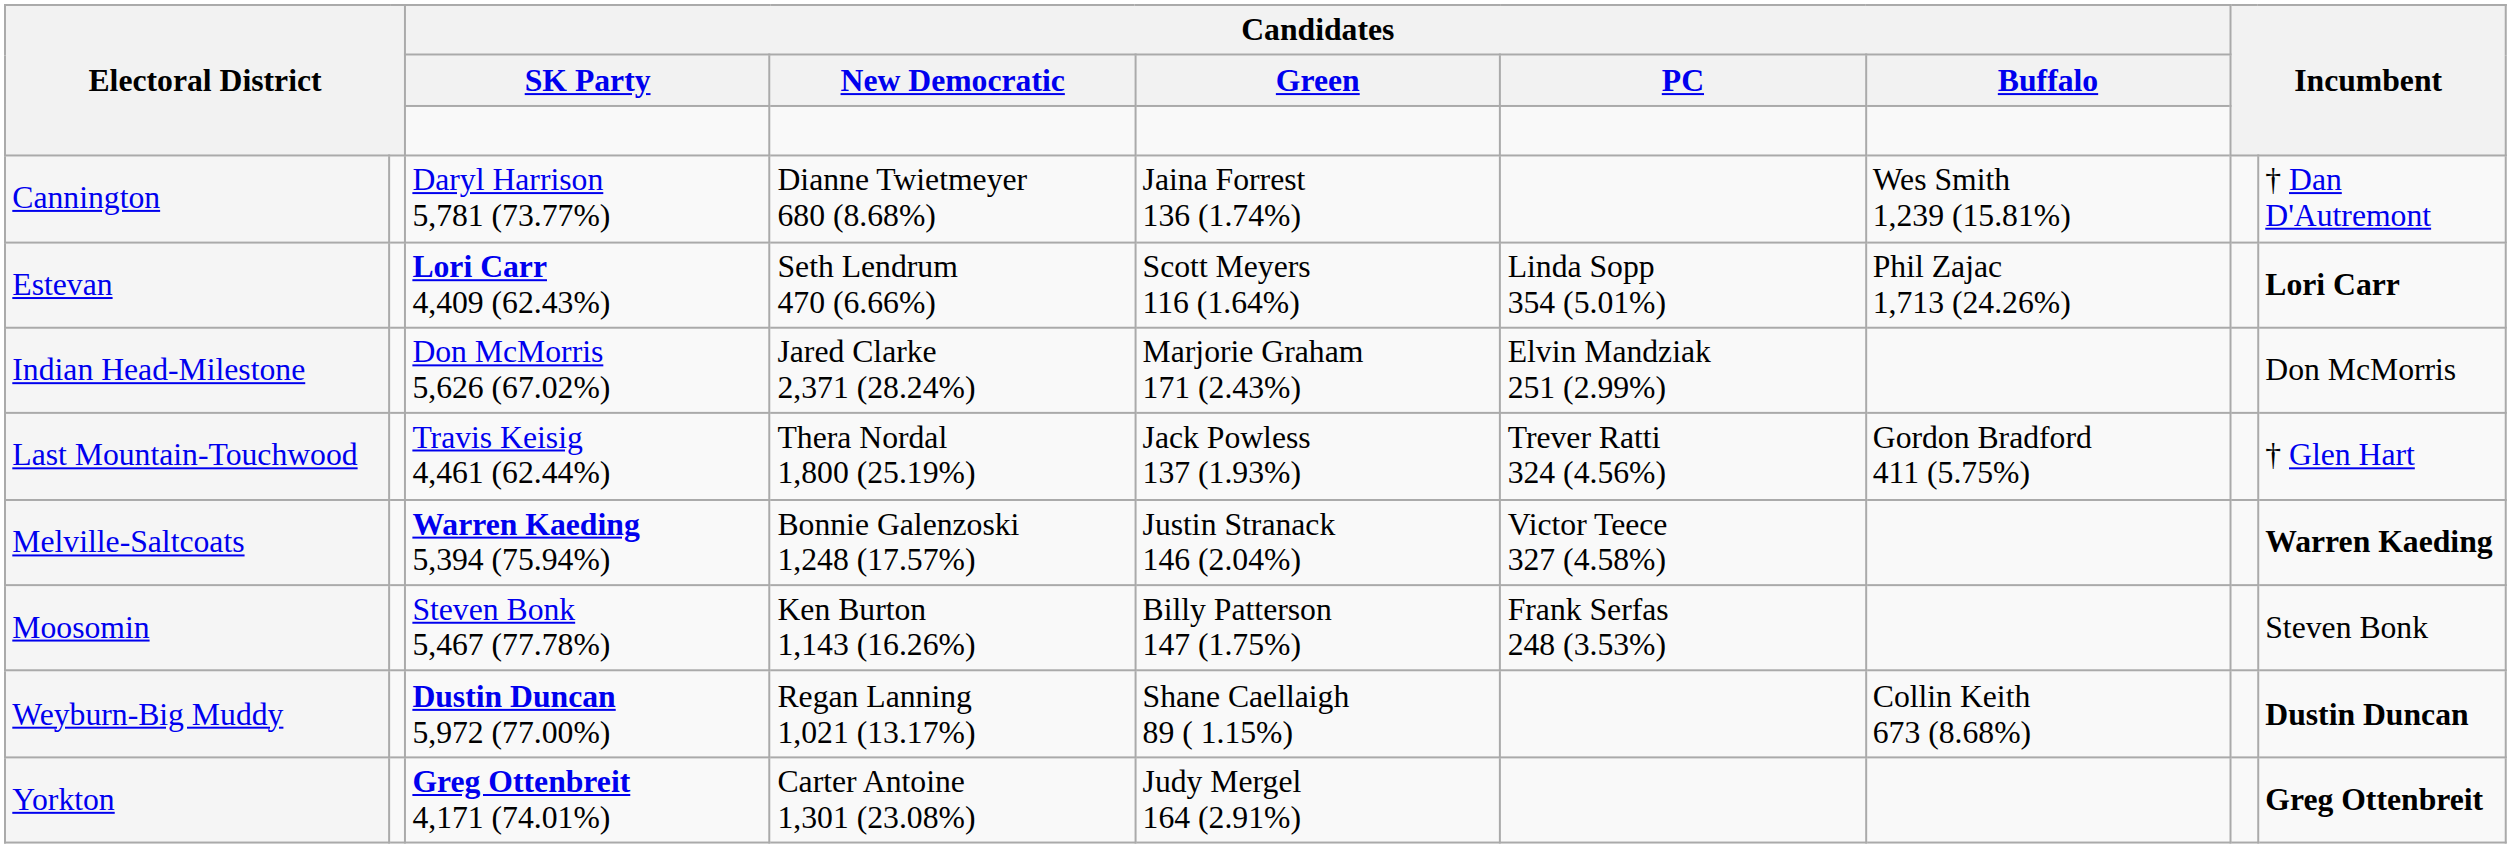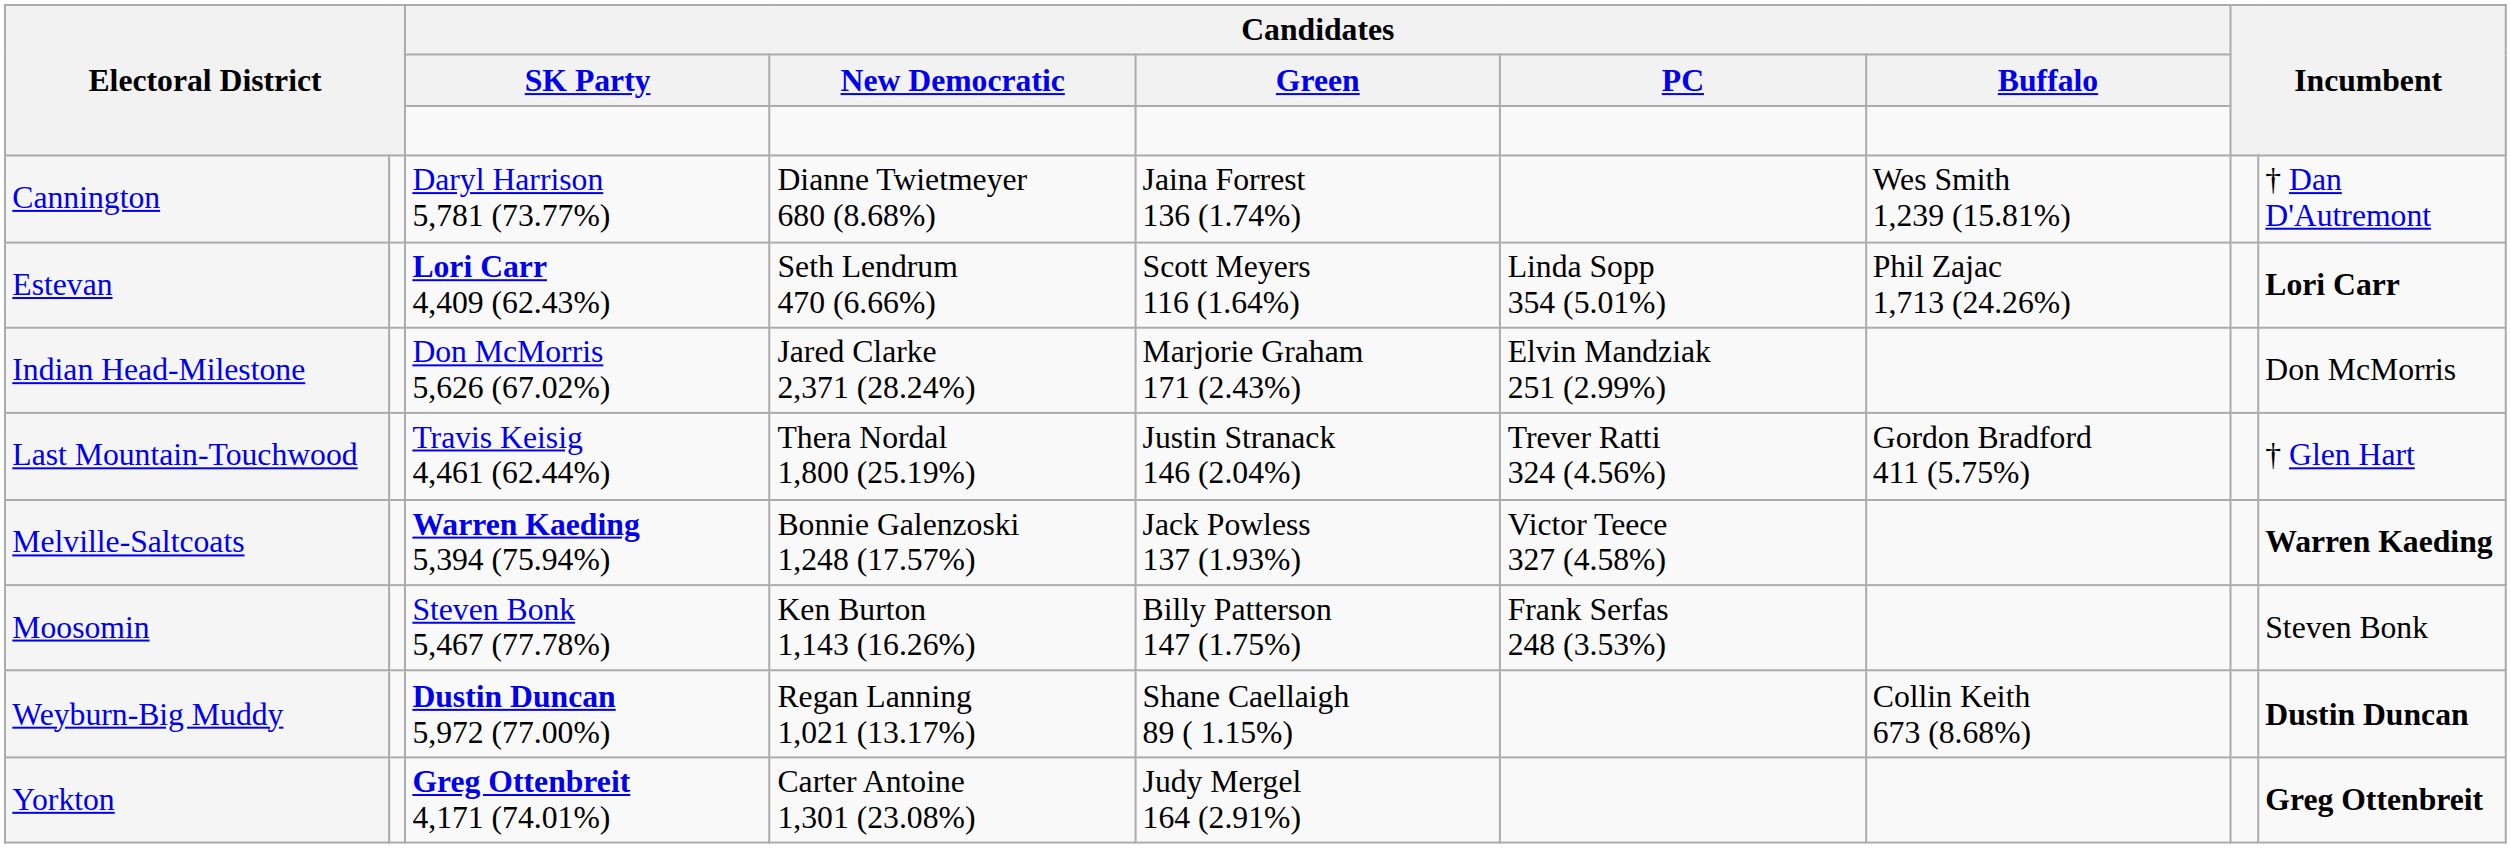(1227, 455) Jack Powless 137 (1.93%) -> (1239, 455) Justin Stranack 146 (2.04%)
(1239, 541) Justin Stranack 146 (2.04%) -> (1227, 541) Jack Powless 137 (1.93%)
